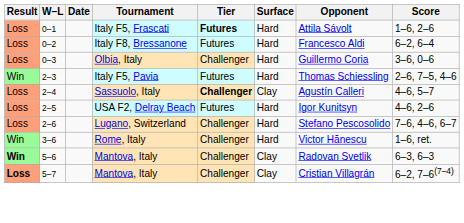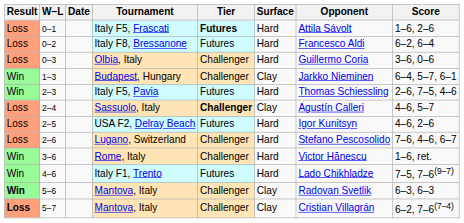+ row: (49, 77)
+ row: (49, 174)
